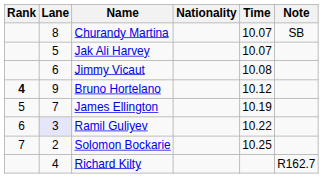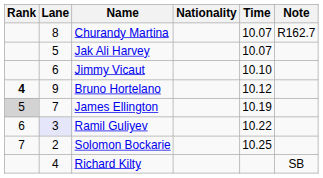(296, 32) SB -> (296, 32) R162.7
(257, 70) 10.08 -> (257, 70) 10.10
(22, 107) no background -> (22, 107) lightgrey background
(296, 164) R162.7 -> (296, 164) SB
